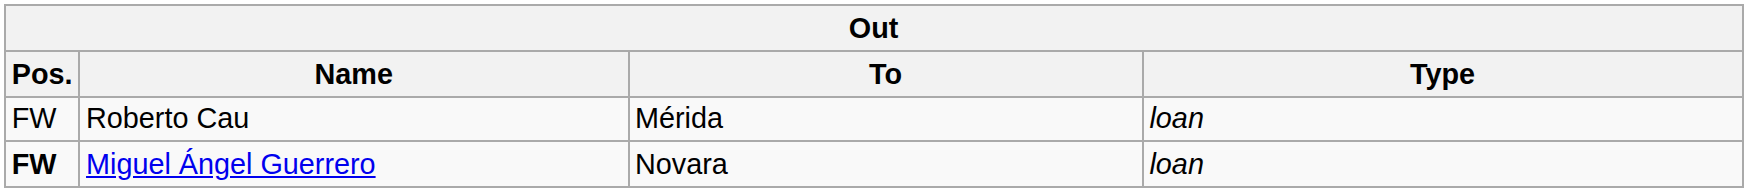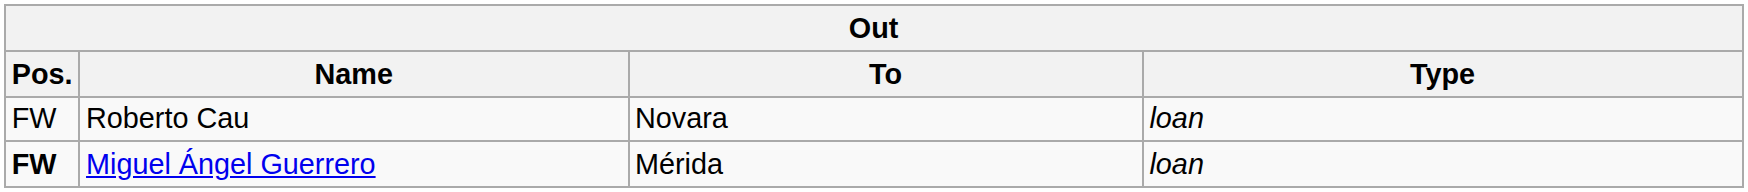(679, 119) Mérida -> (681, 119) Novara
(681, 165) Novara -> (679, 165) Mérida
